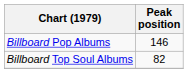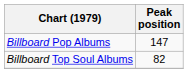(159, 42) 146 -> (159, 42) 147
